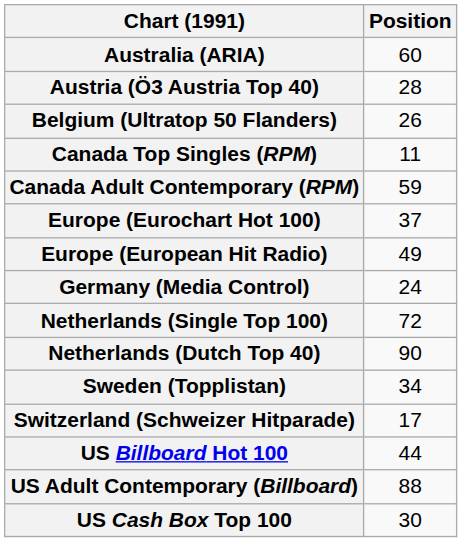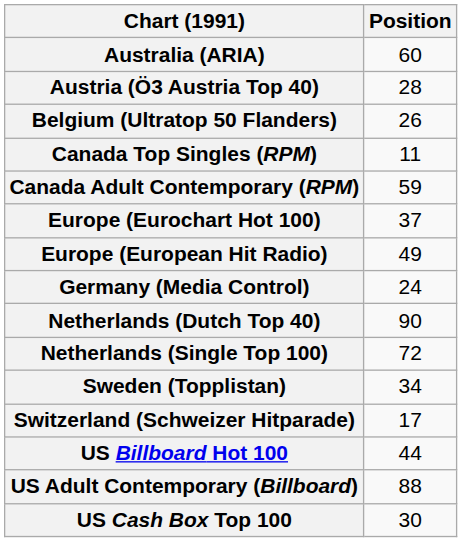rows swapped: (184, 353) <-> (184, 320)
